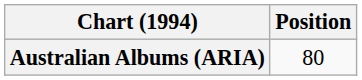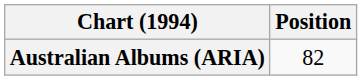(313, 57) 80 -> (313, 57) 82
